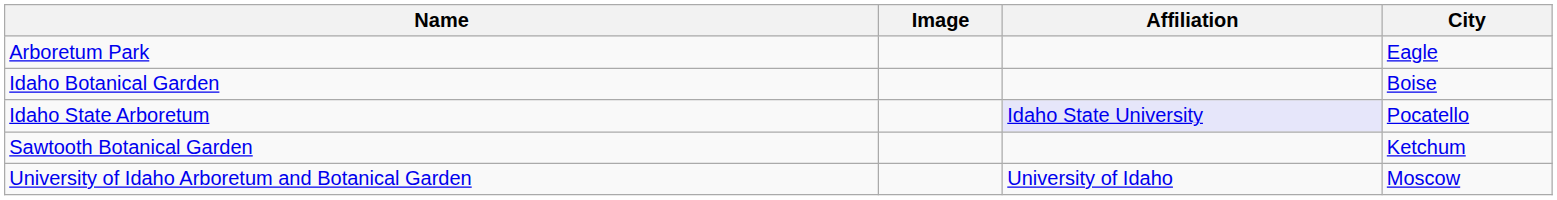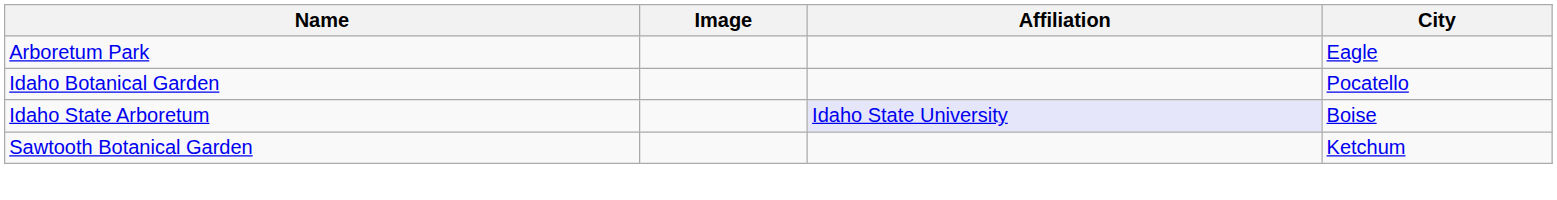(1412, 83) Boise -> (1368, 83) Pocatello
(1428, 115) Pocatello -> (1352, 115) Boise
- row: (240, 178)
